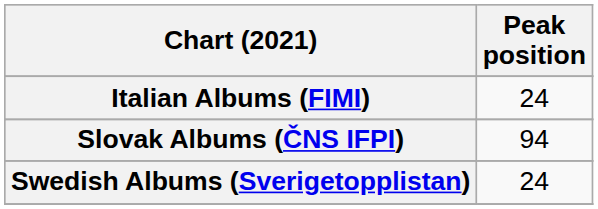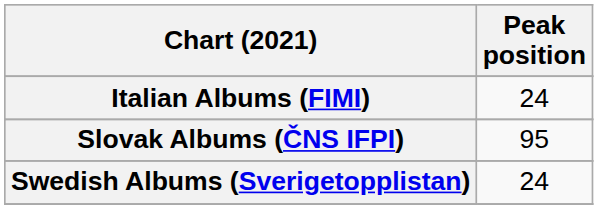(534, 139) 94 -> (534, 139) 95
